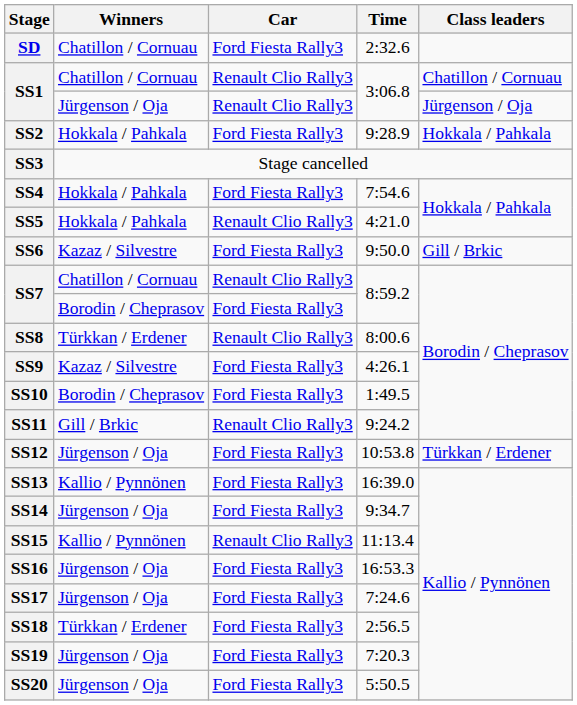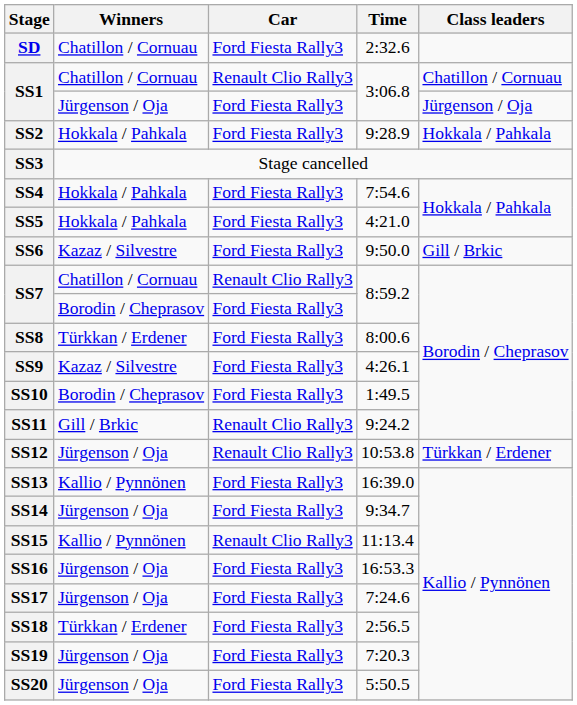(283, 105) Renault Clio Rally3 -> (278, 105) Ford Fiesta Rally3
(283, 221) Renault Clio Rally3 -> (278, 221) Ford Fiesta Rally3
(283, 336) Renault Clio Rally3 -> (278, 336) Ford Fiesta Rally3
(278, 452) Ford Fiesta Rally3 -> (283, 452) Renault Clio Rally3
